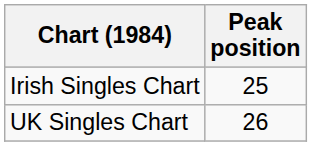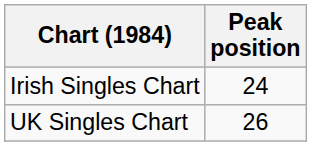(255, 85) 25 -> (255, 85) 24
